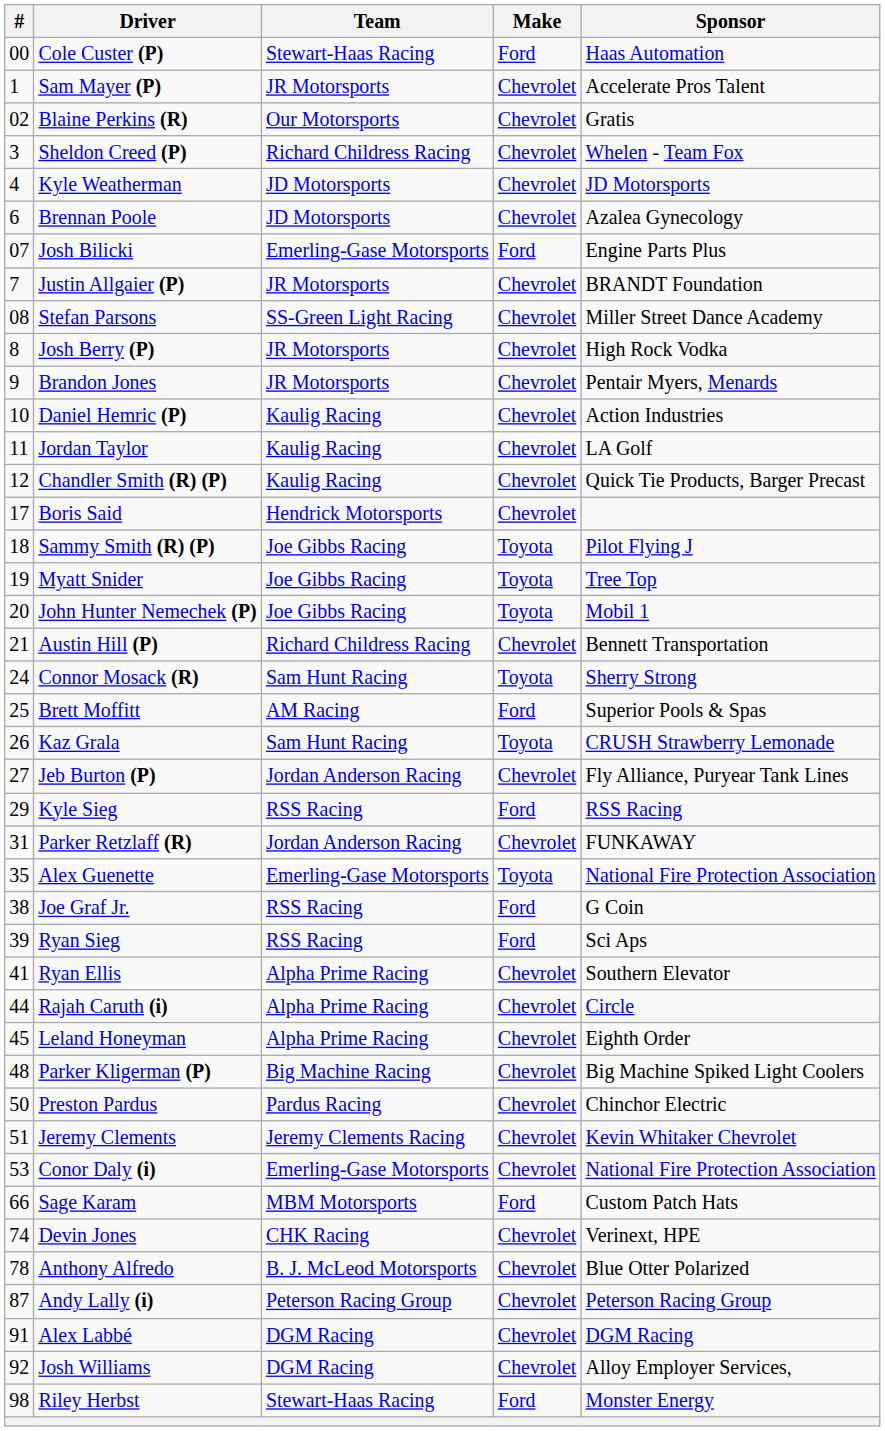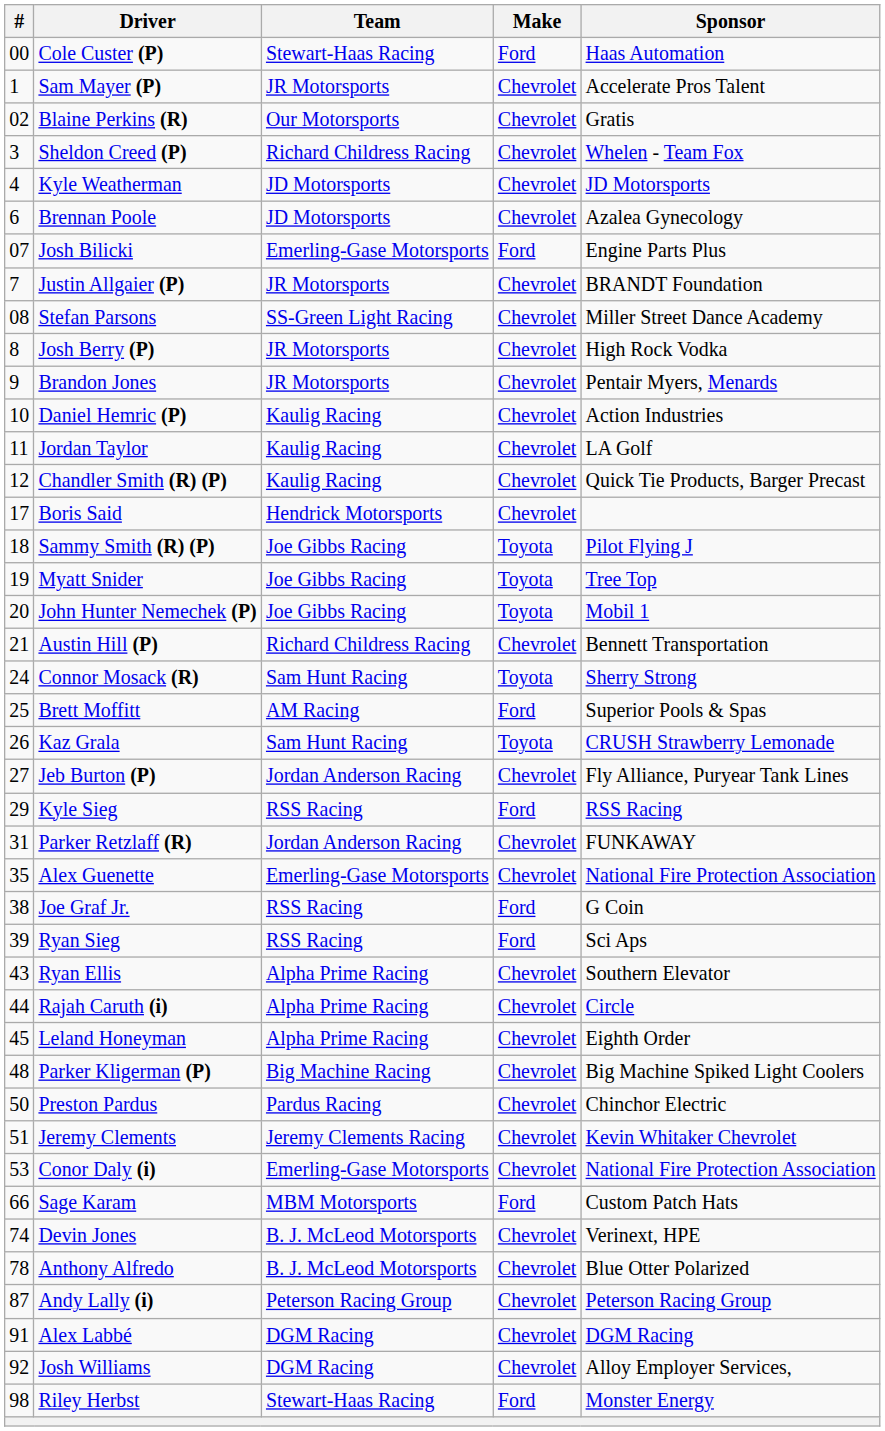(525, 874) Toyota -> (537, 874) Chevrolet
(19, 973) 41 -> (19, 973) 43
(318, 1235) CHK Racing -> (371, 1235) B. J. McLeod Motorsports
